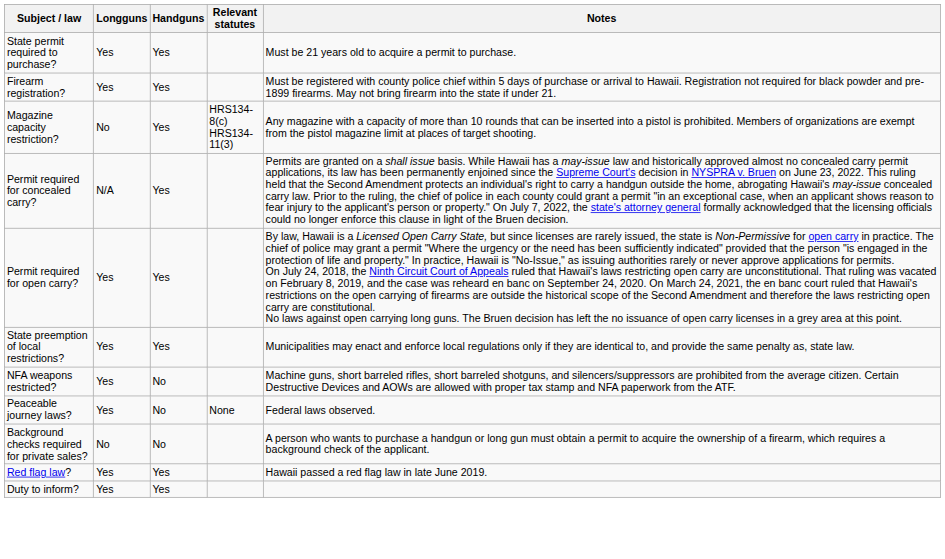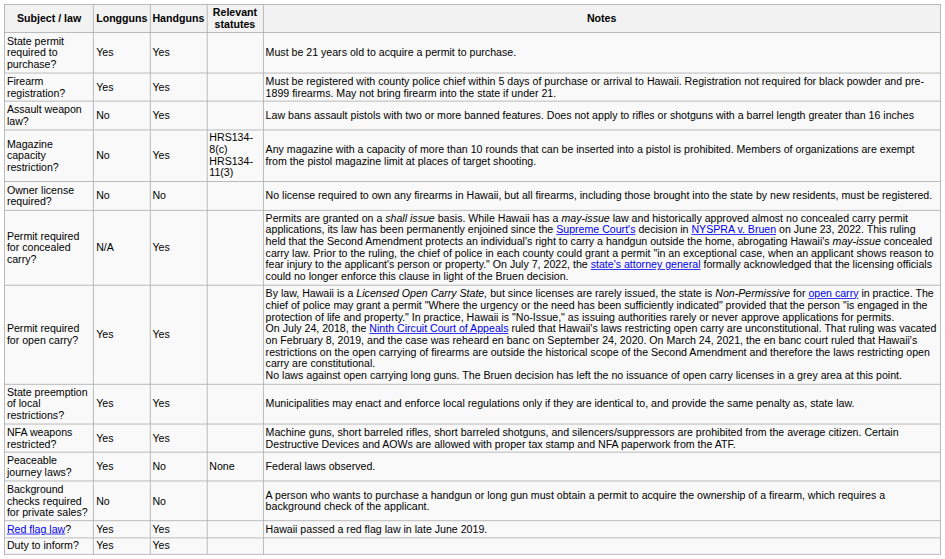+ row: (44, 115)
+ row: (40, 195)
(159, 381) No -> (161, 438) Yes
